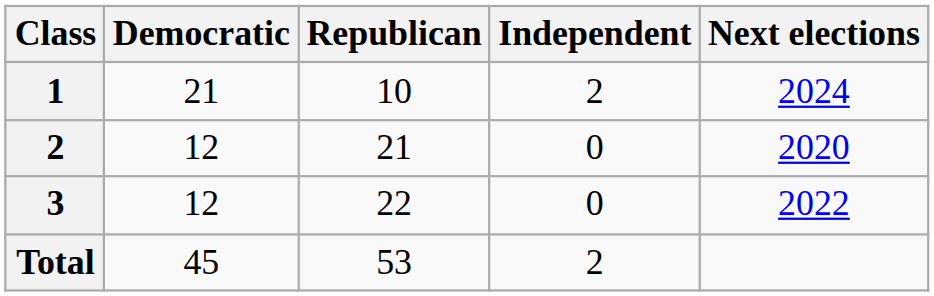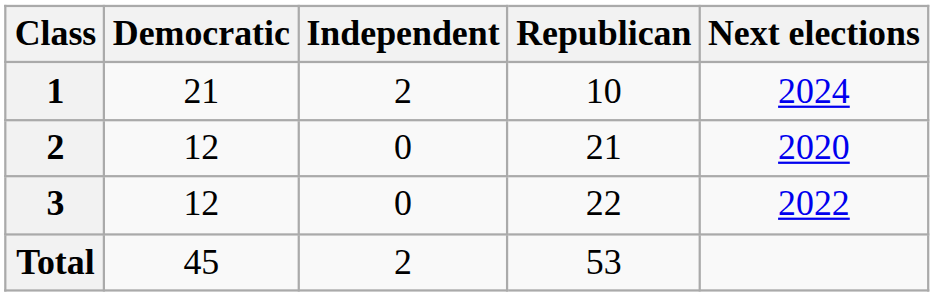columns swapped: (394, 33) <-> (595, 33)
